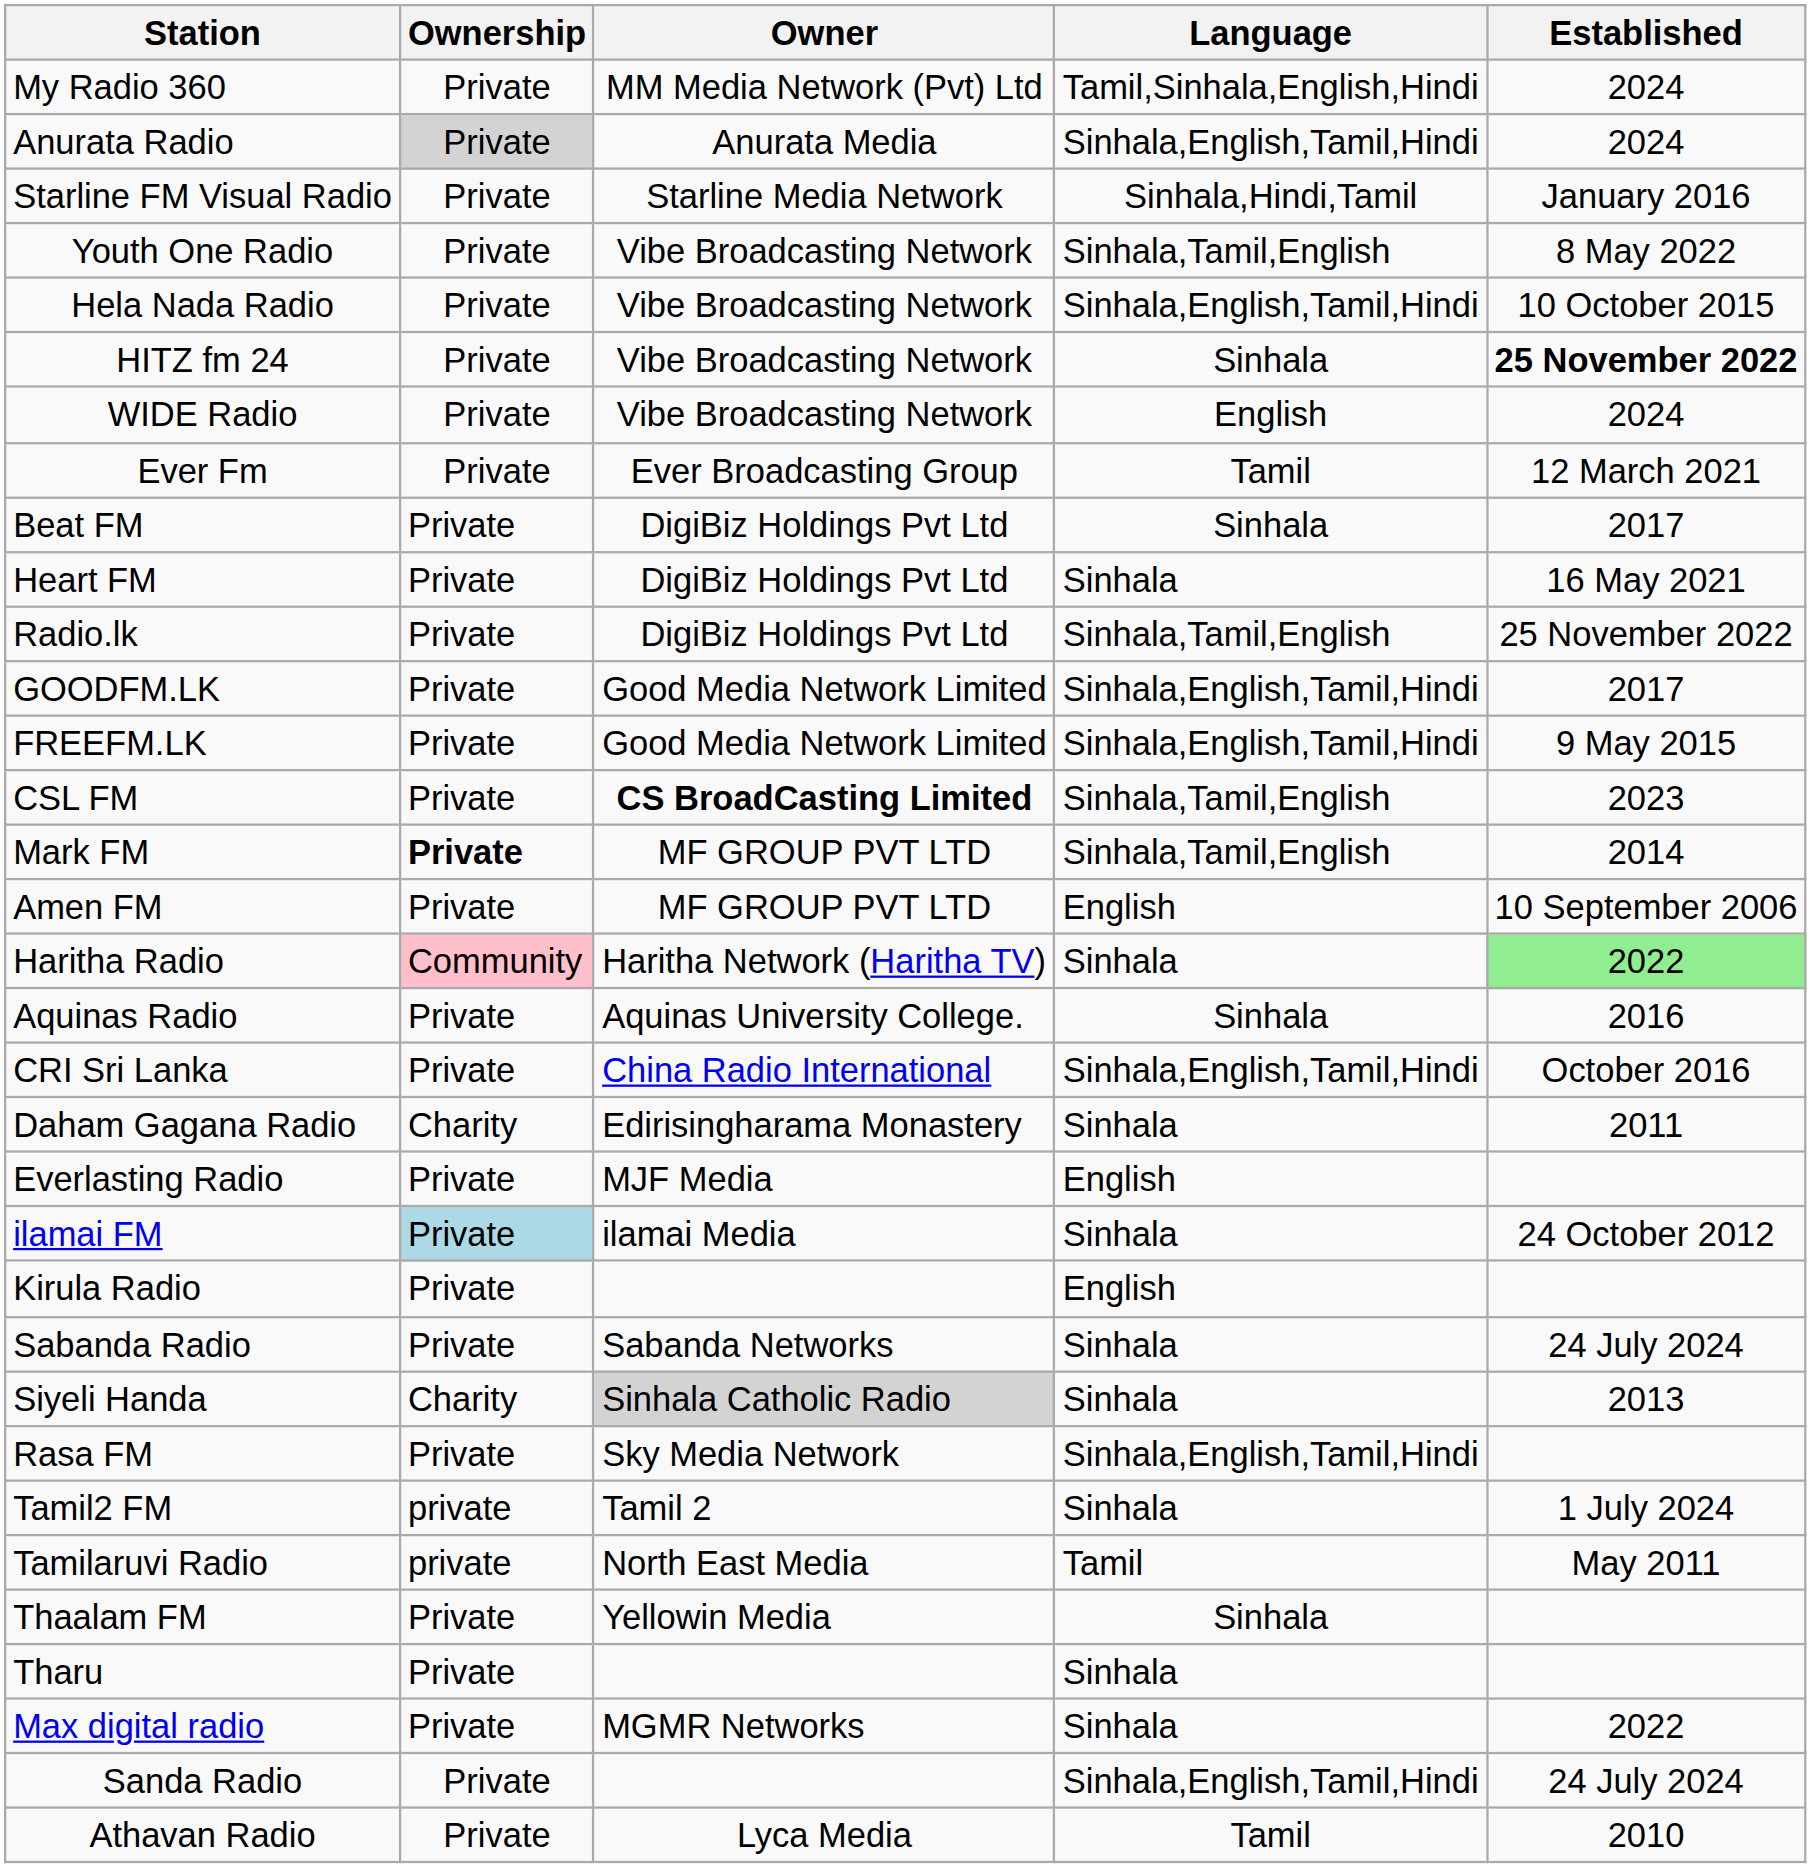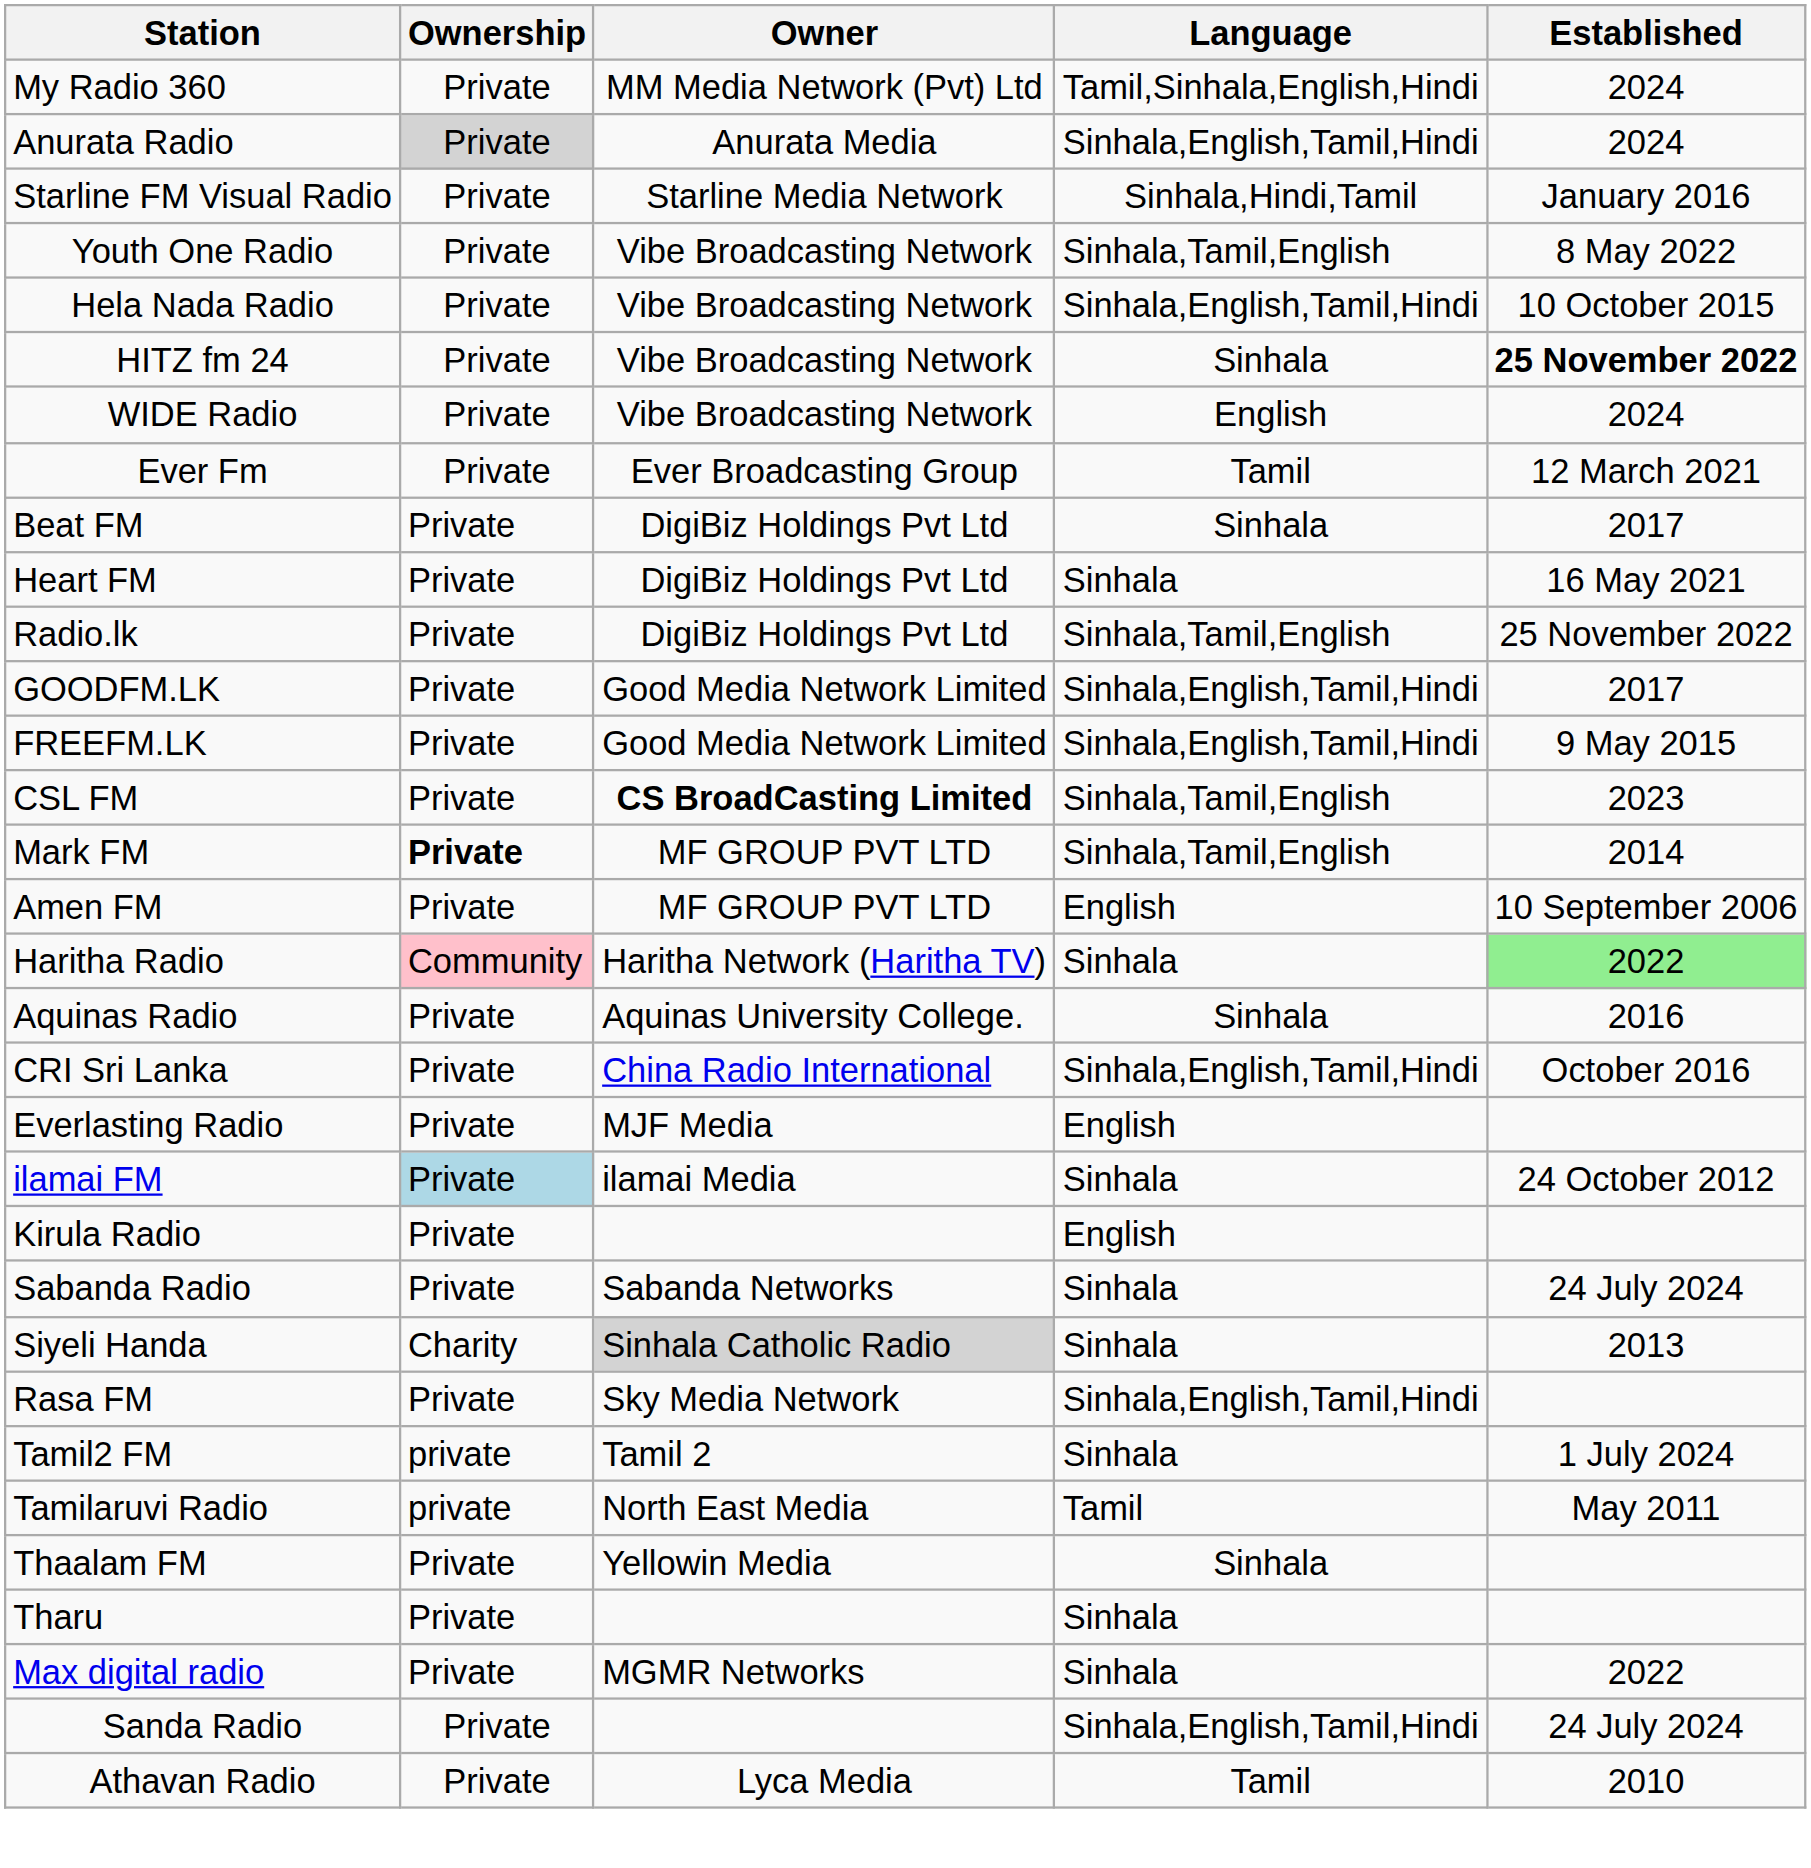- row: (185, 1125)
